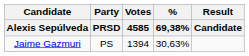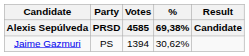(173, 43) 30,63% -> (173, 43) 30,62%
